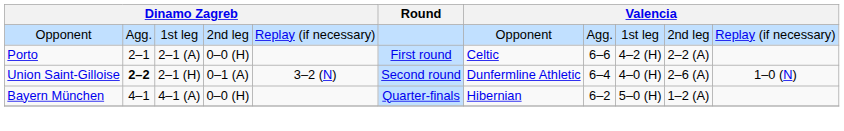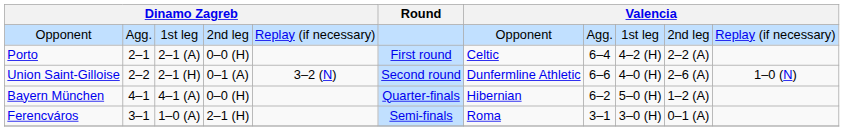(600, 55) 6–6 -> (600, 55) 6–4
(139, 75) bold -> (139, 75) normal
(600, 75) 6–4 -> (600, 75) 6–6
+ row: (43, 116)
